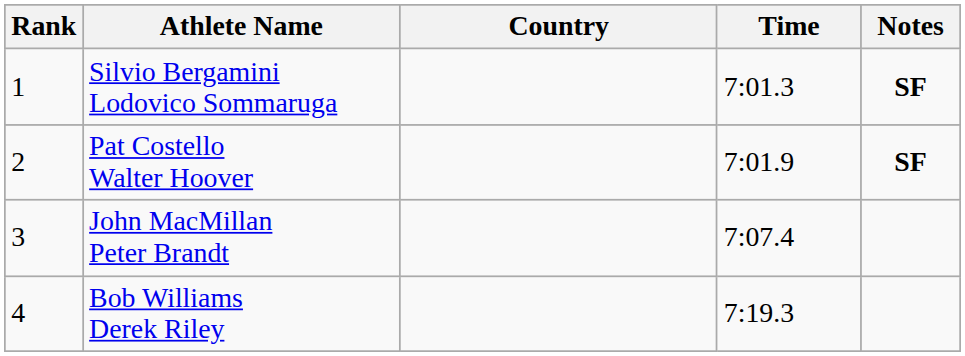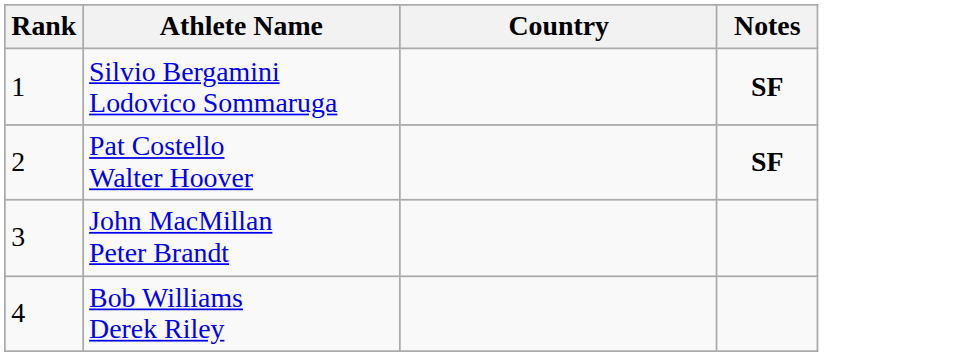- column: (789, 26)
